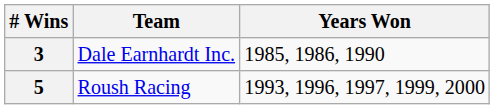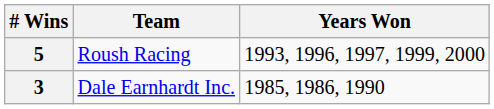rows swapped: (39, 87) <-> (39, 54)
